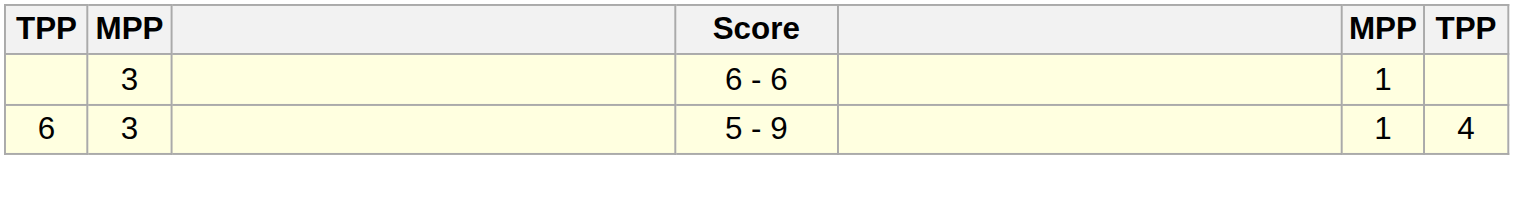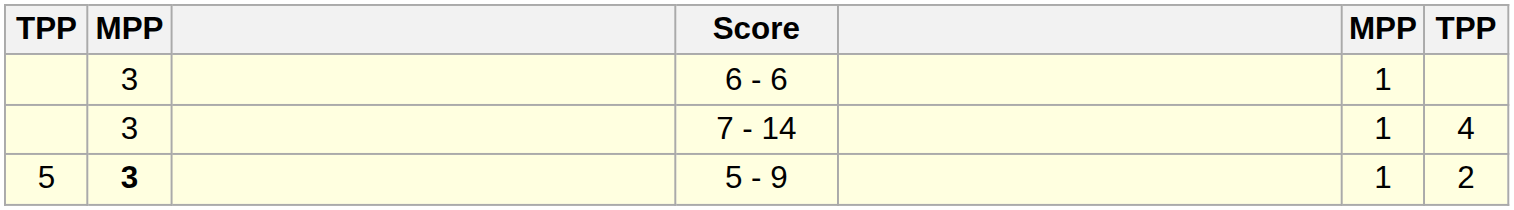+ row: (756, 128)
(47, 128) 6 -> (47, 178) 5
(130, 128) normal -> (130, 178) bold
(1466, 128) 4 -> (1466, 178) 2
